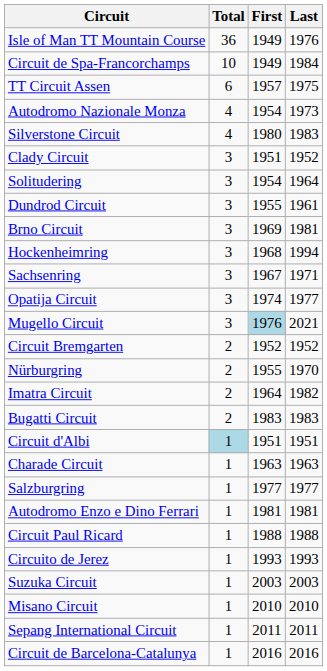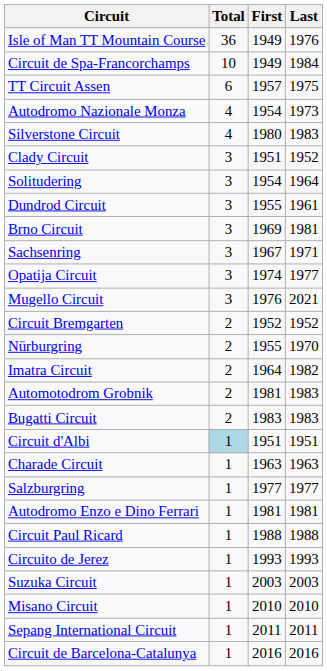- row: (58, 252)
(267, 323) lightblue background -> (267, 299) no background
+ row: (80, 393)
